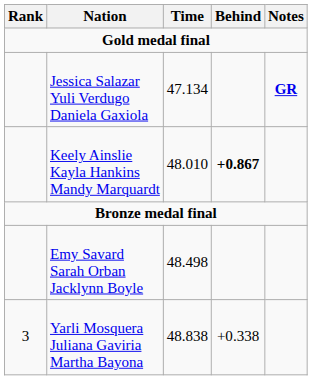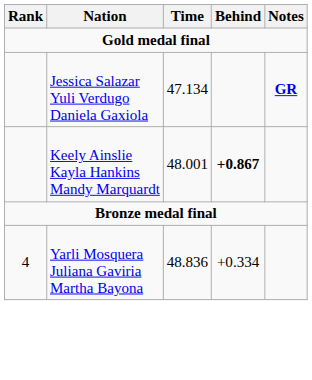(187, 164) 48.010 -> (187, 164) 48.001
- row: (97, 271)
(25, 337) 3 -> (25, 262) 4
(187, 337) 48.838 -> (187, 262) 48.836
(238, 337) +0.338 -> (238, 262) +0.334
